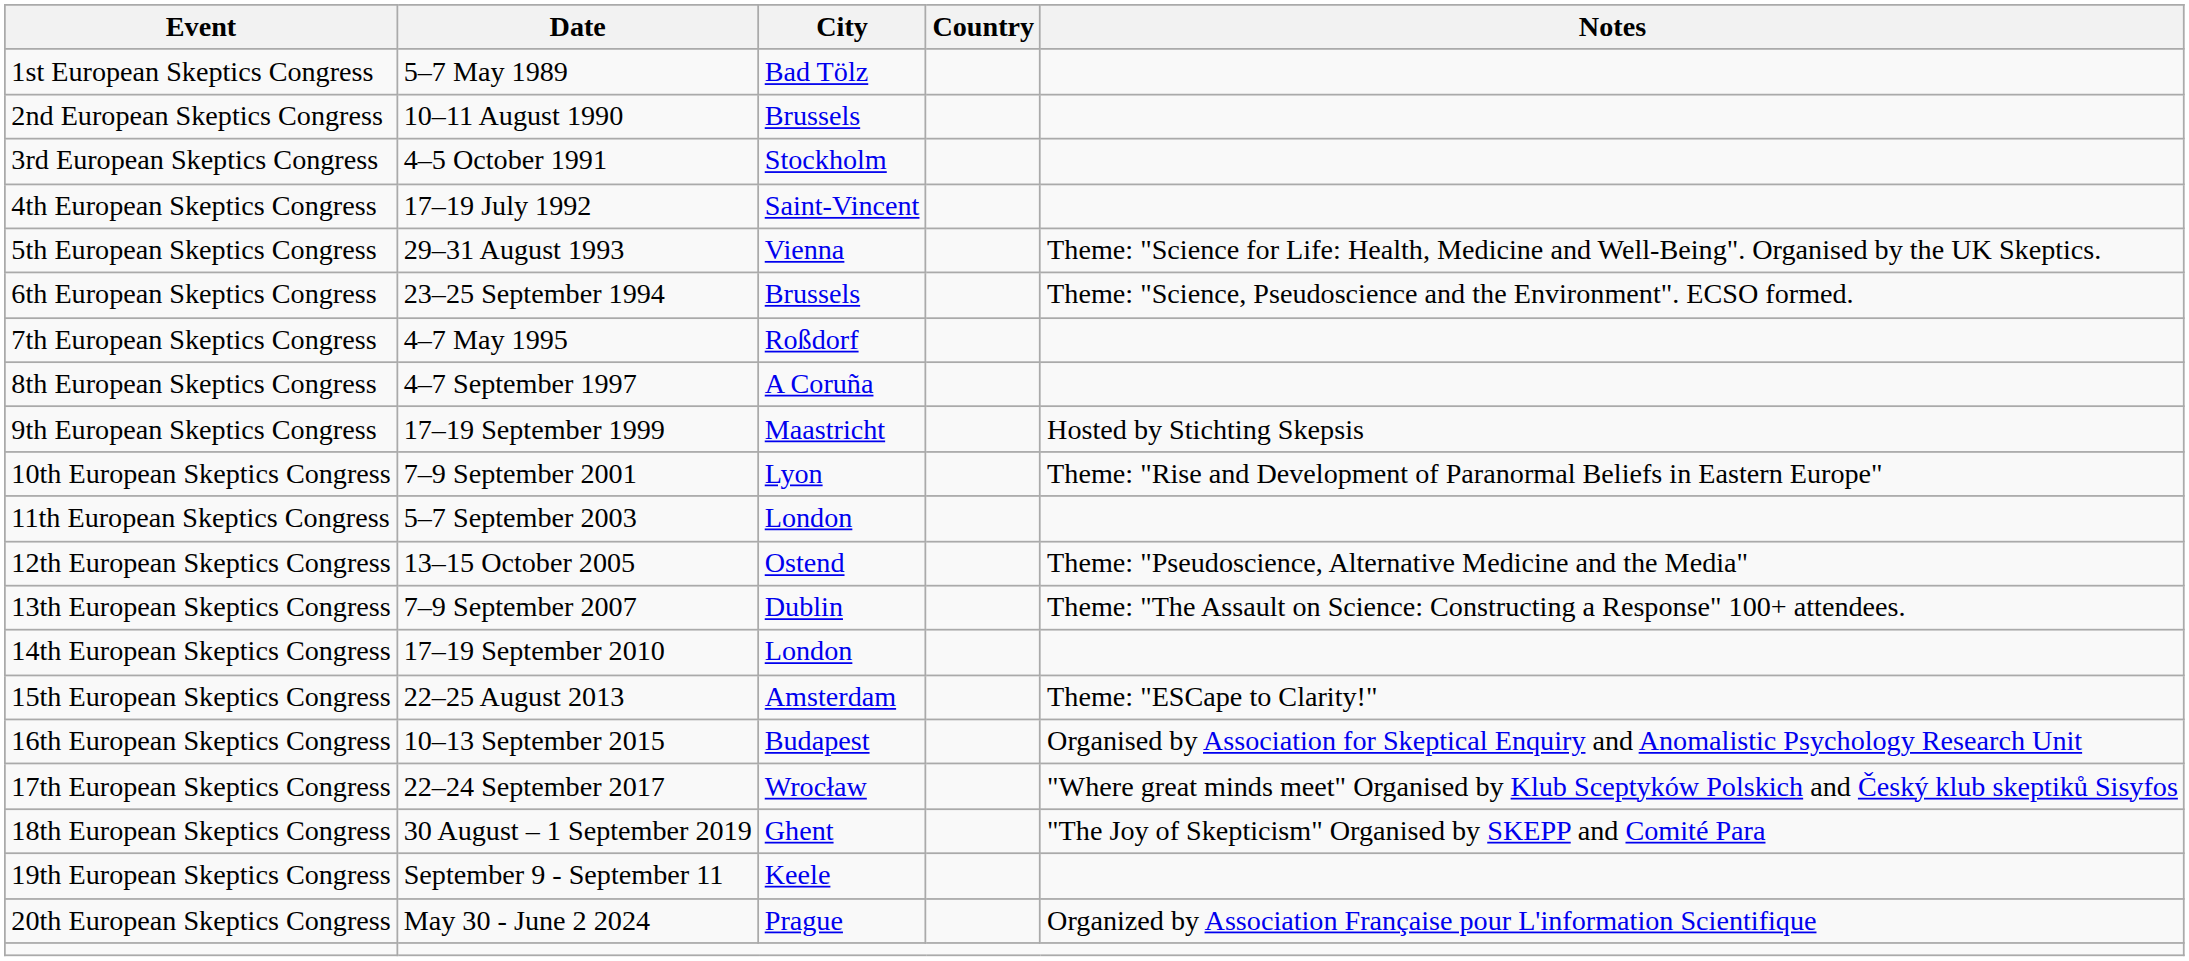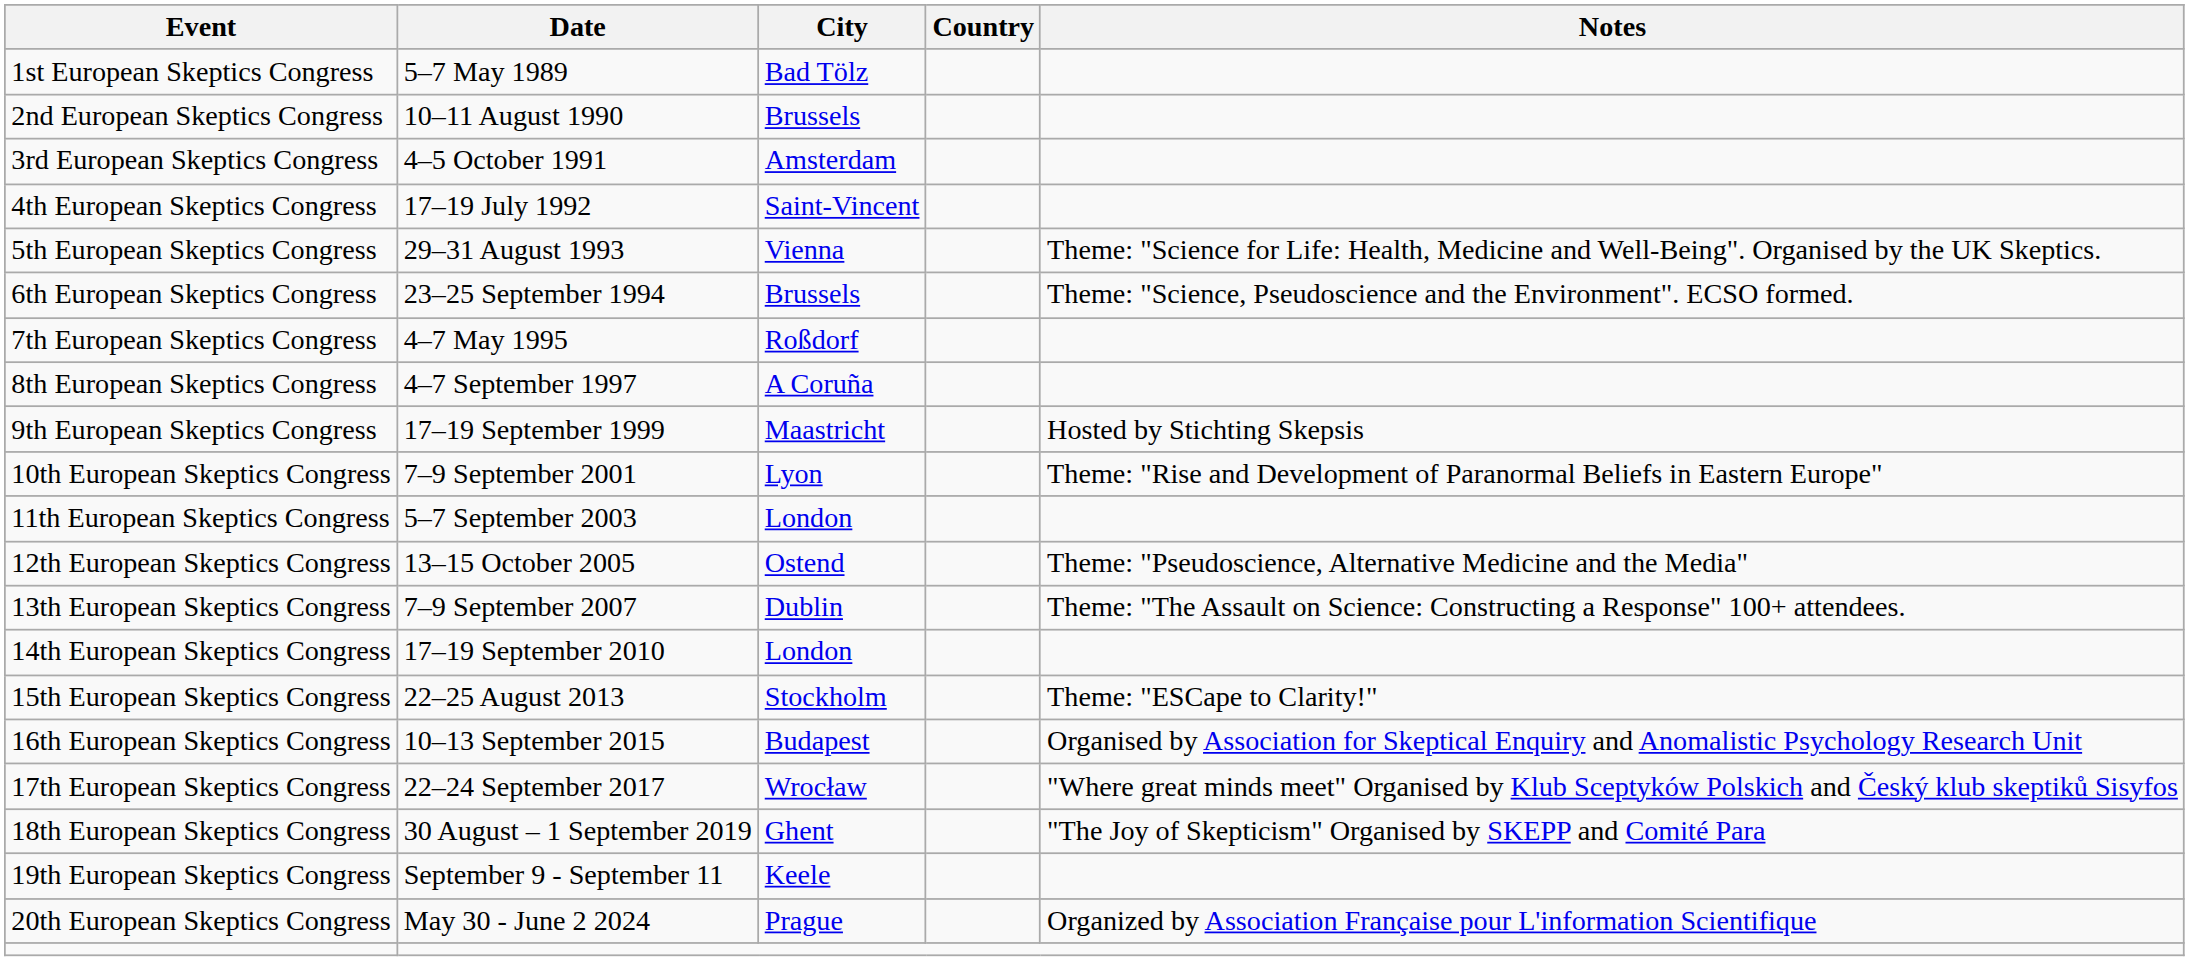(826, 160) Stockholm -> (830, 160) Amsterdam
(830, 696) Amsterdam -> (826, 696) Stockholm
